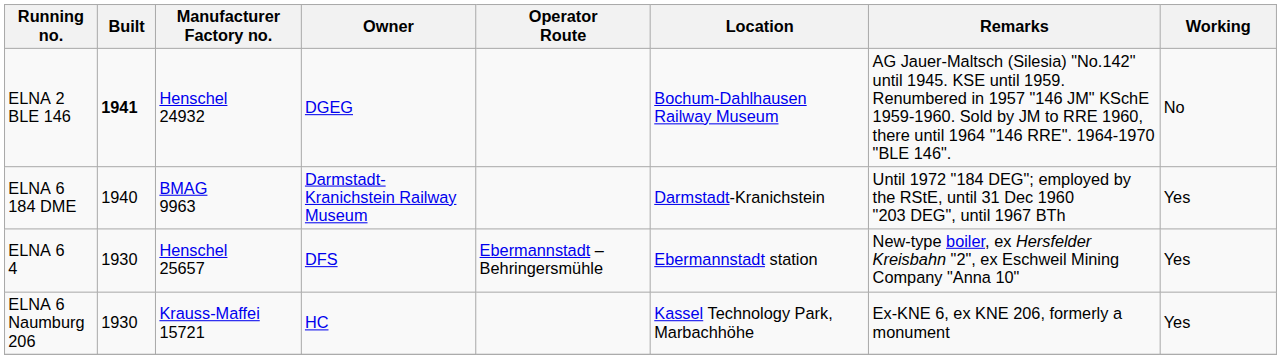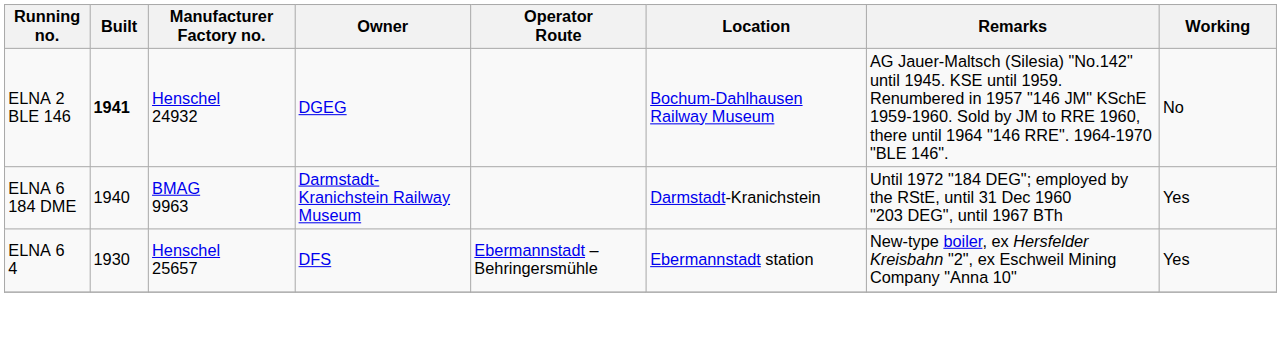- row: (46, 322)
